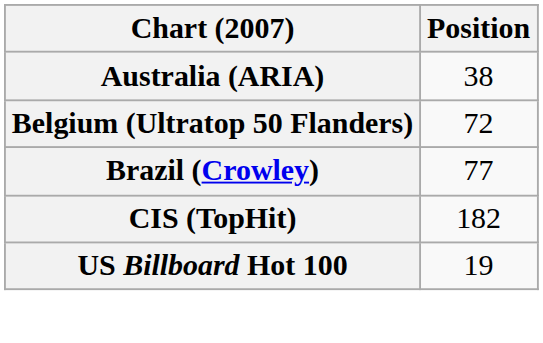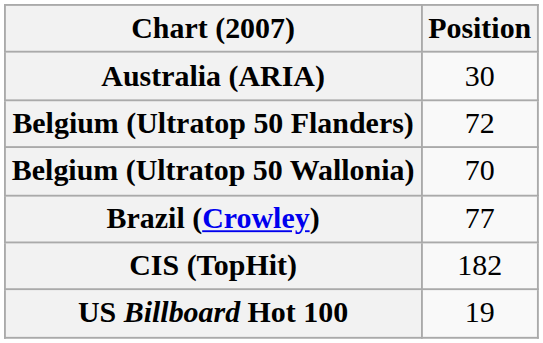(479, 75) 38 -> (480, 75) 30
+ row: (213, 170)
